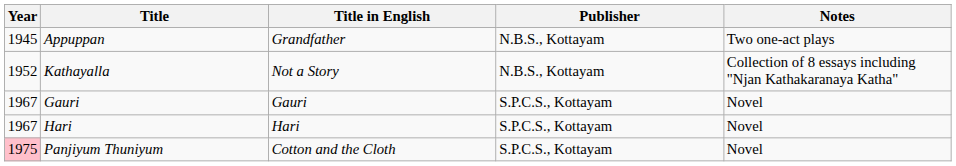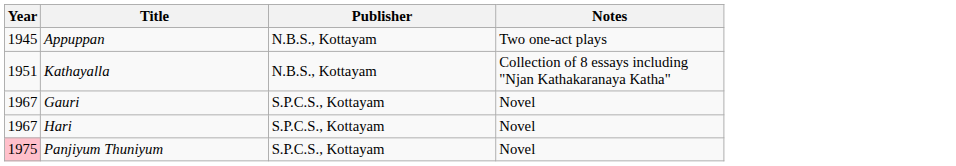- column: (382, 16)
(23, 71) 1952 -> (23, 71) 1951
